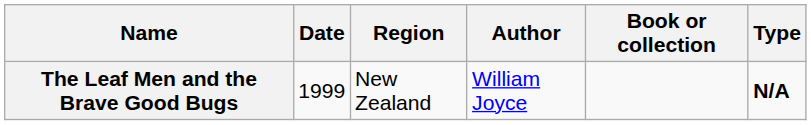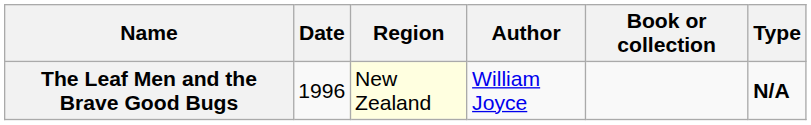(322, 90) 1999 -> (322, 90) 1996
(393, 90) no background -> (393, 90) lightyellow background
